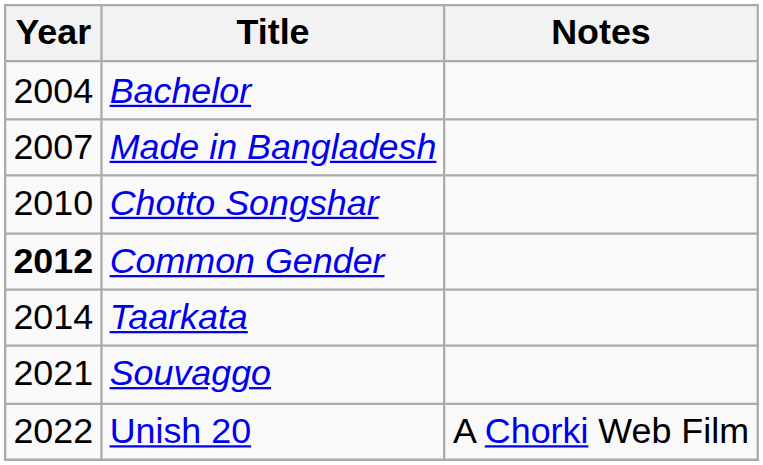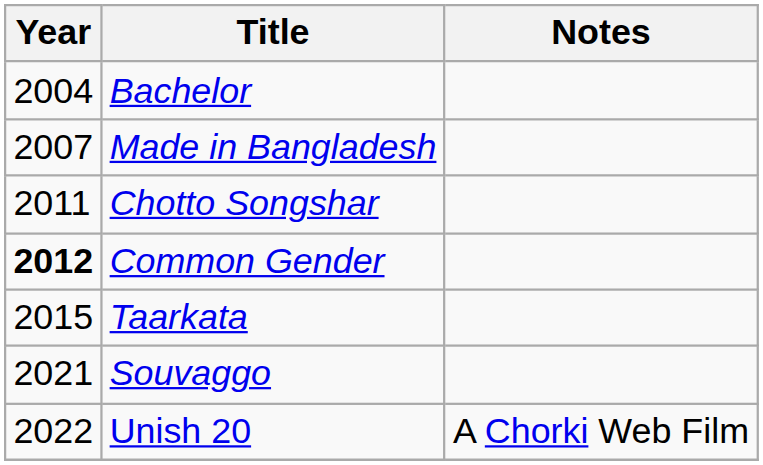(53, 203) 2010 -> (52, 203) 2011
(53, 317) 2014 -> (53, 317) 2015
